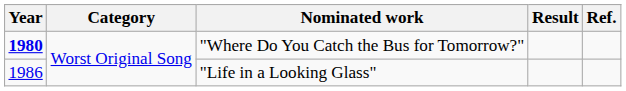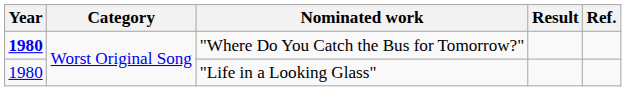(26, 72) 1986 -> (26, 72) 1980
